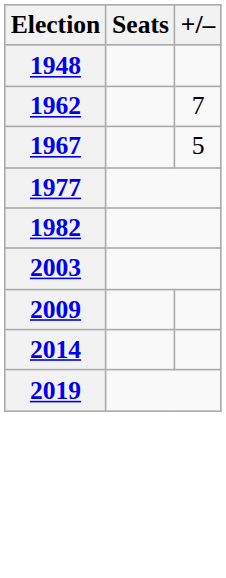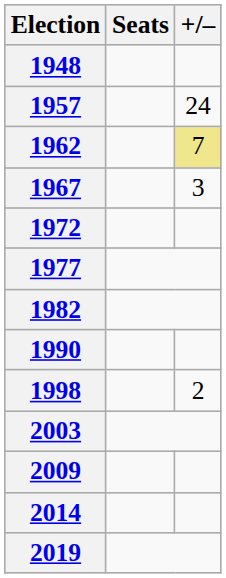+ row: (56, 106)
(198, 106) no background -> (198, 146) khaki background
(198, 146) 5 -> (198, 187) 3
+ row: (56, 227)
+ row: (56, 349)
+ row: (56, 390)
